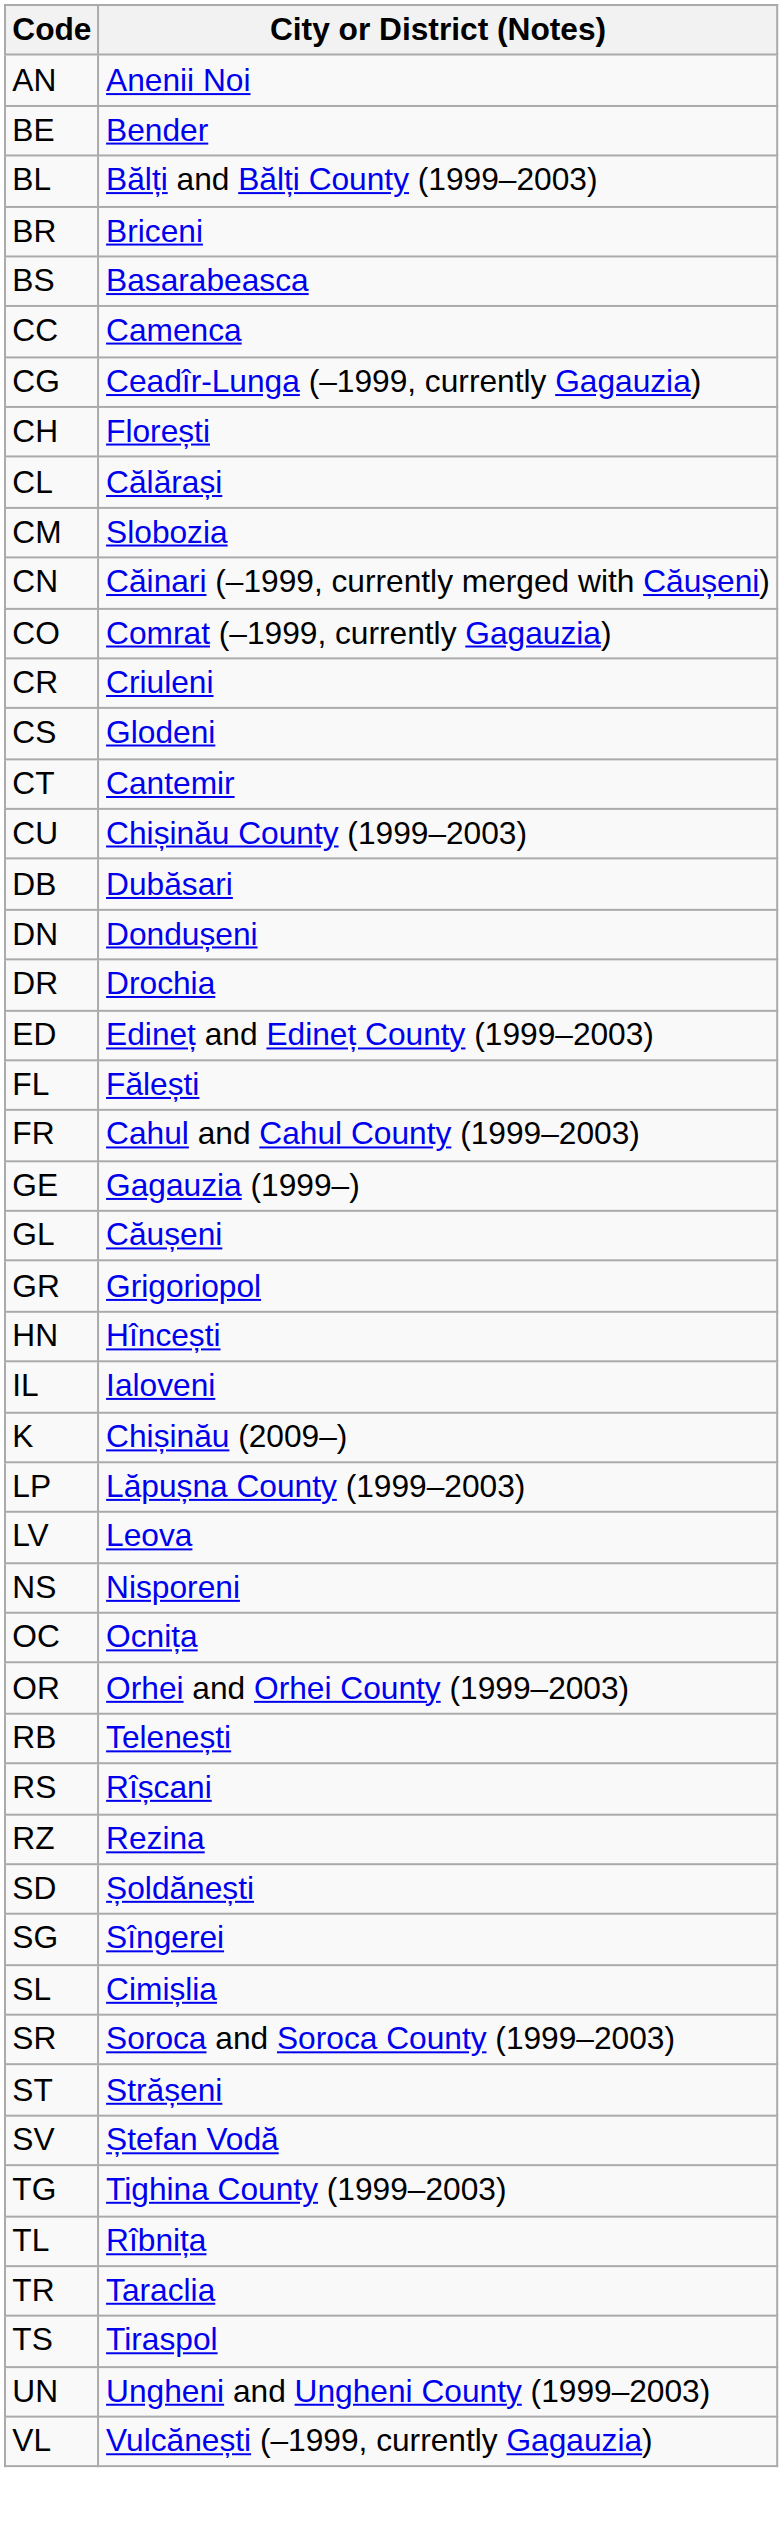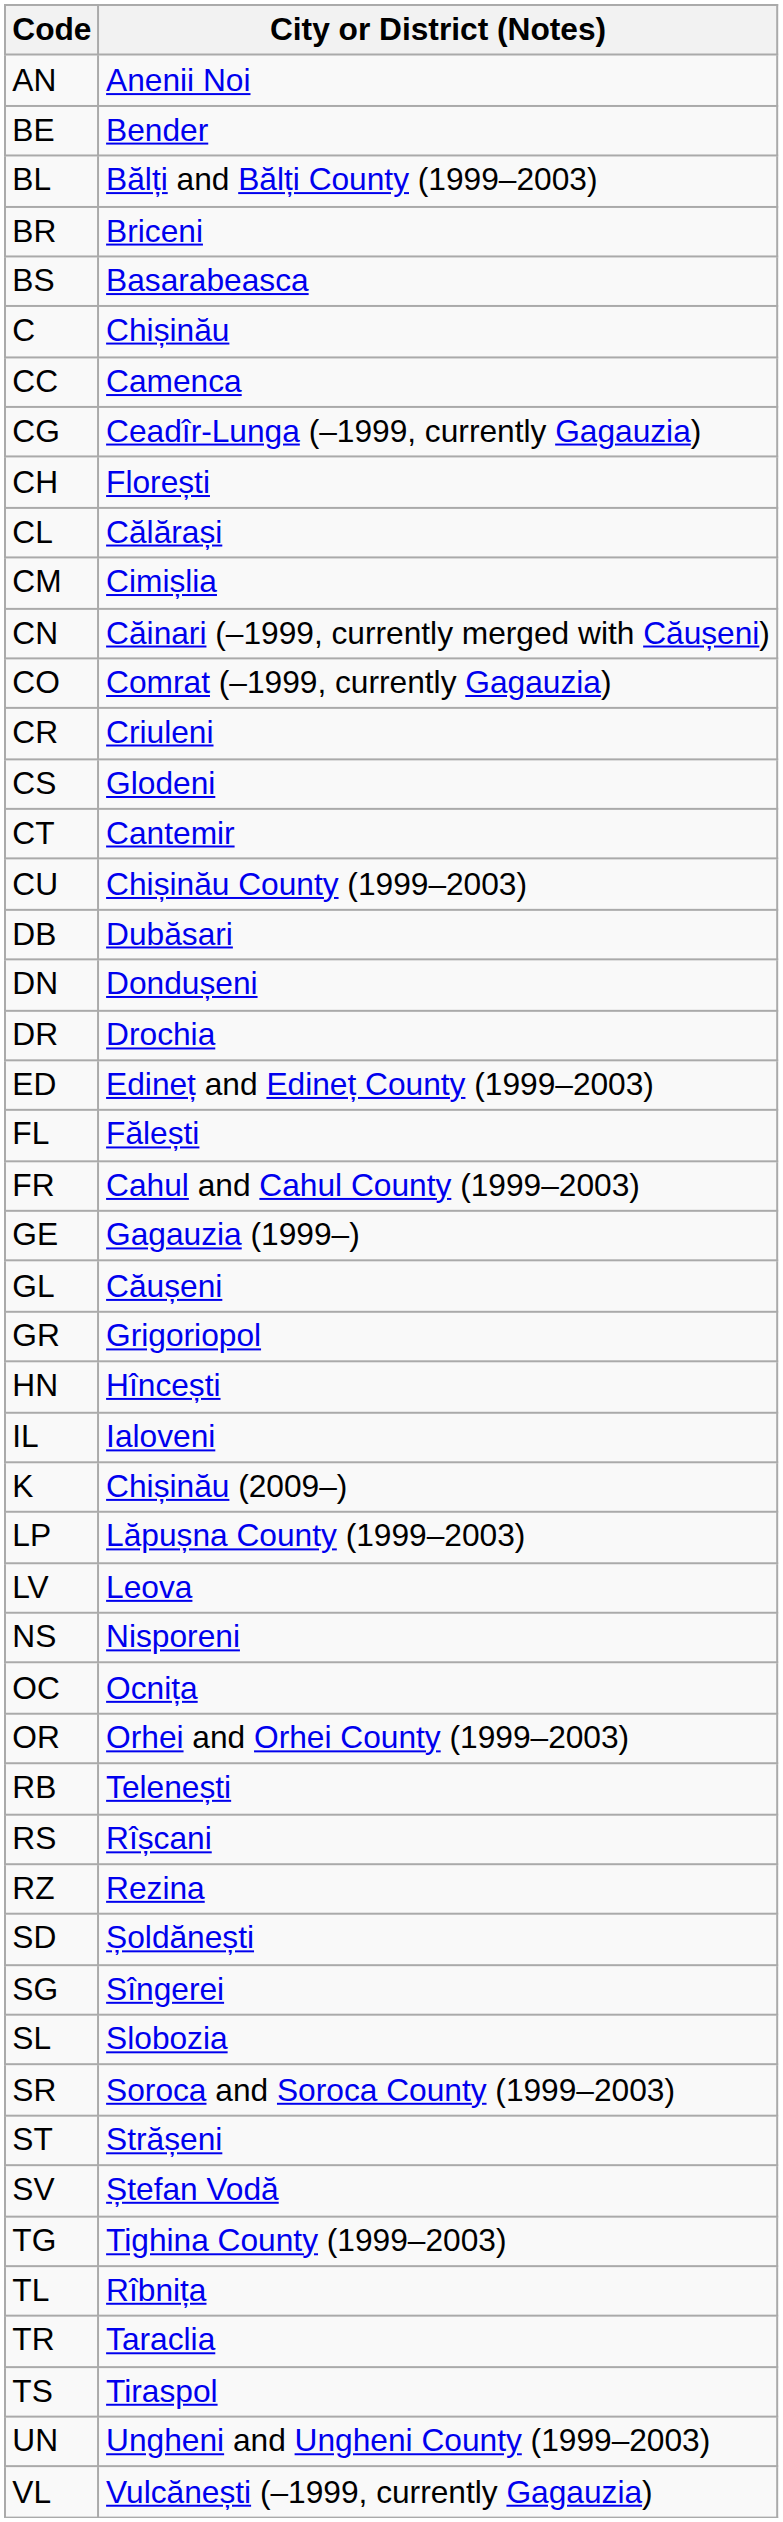+ row: (24, 331)
(167, 532) Slobozia -> (162, 582) Cimișlia
(162, 1989) Cimișlia -> (167, 2039) Slobozia
